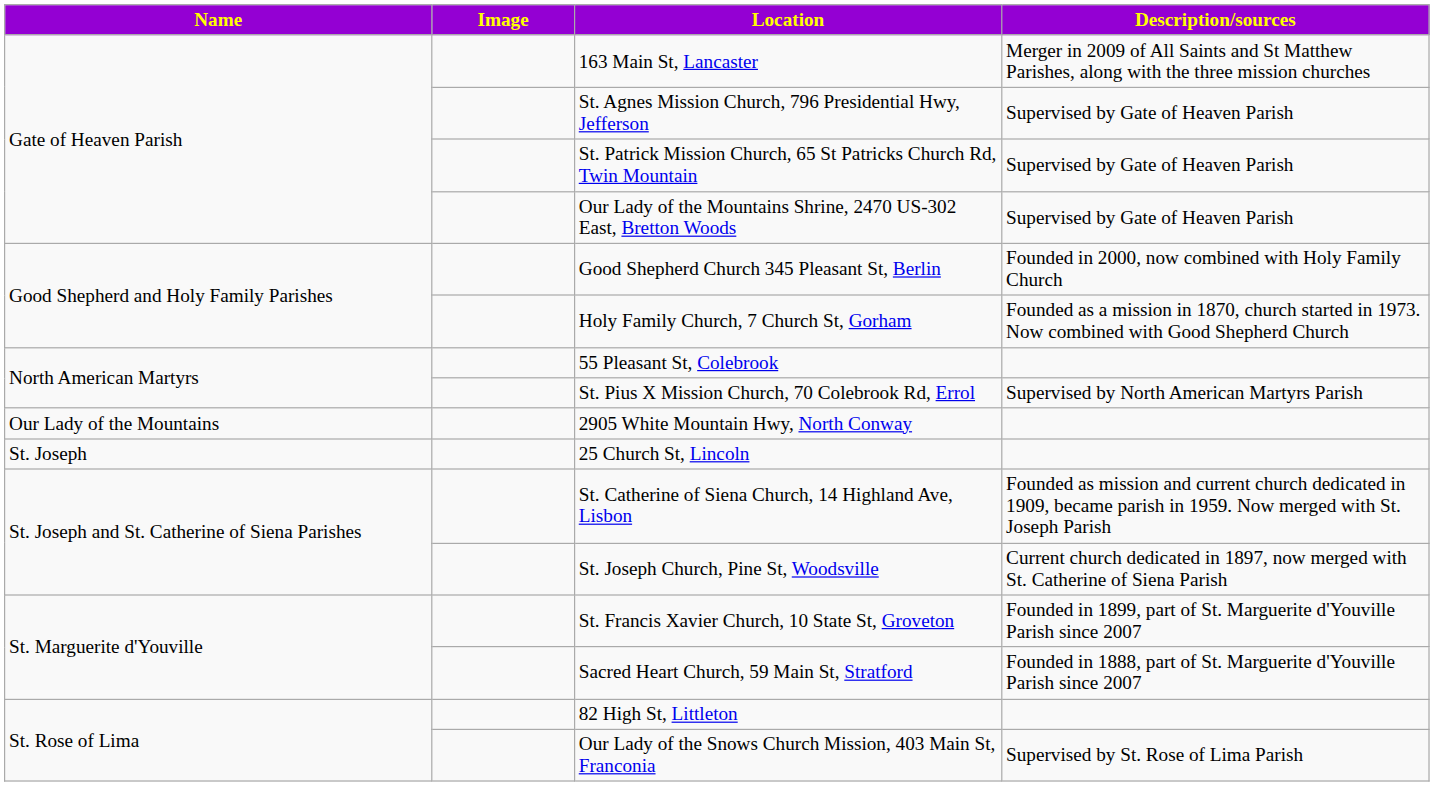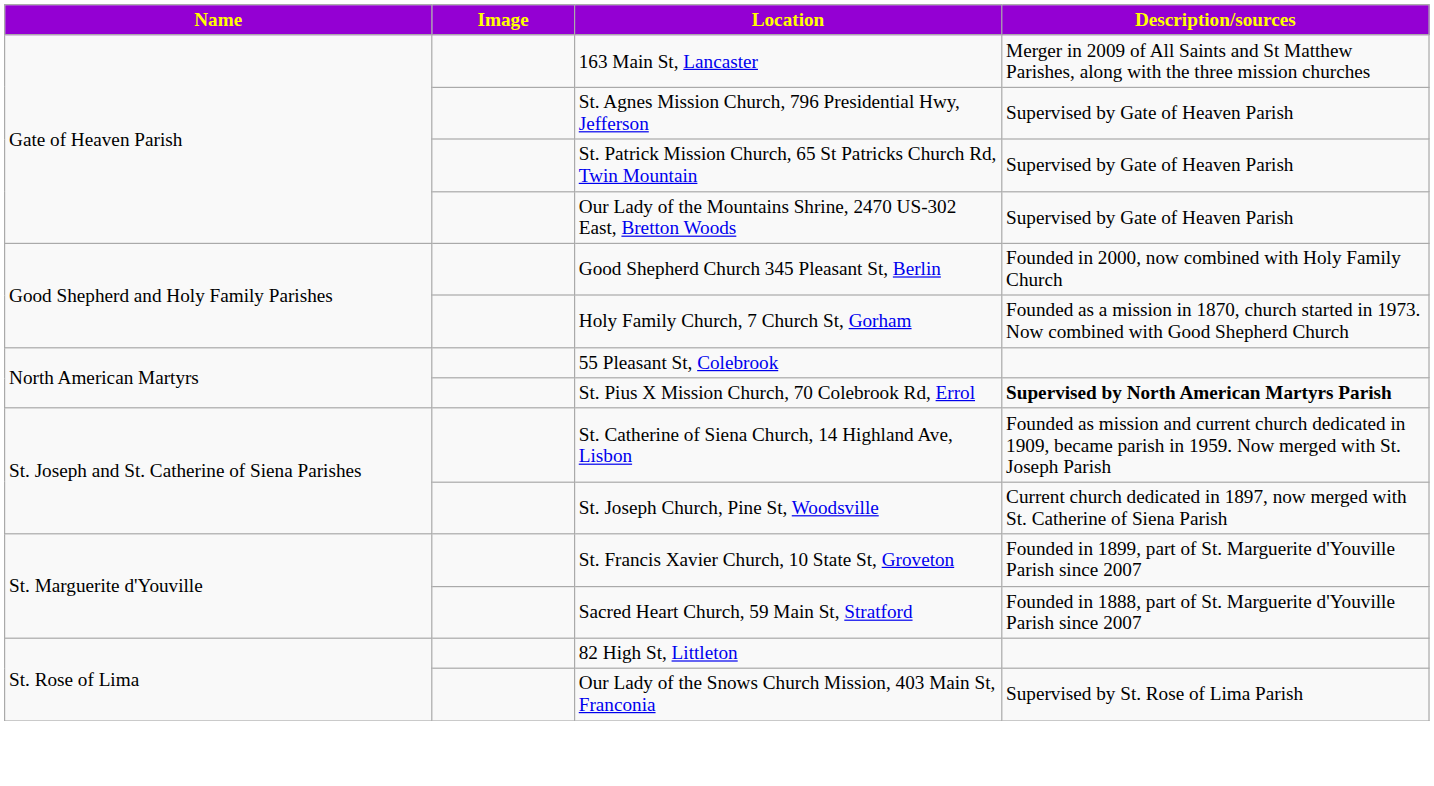(1184, 392) normal -> (1199, 392) bold
- row: (745, 423)
- row: (664, 453)
